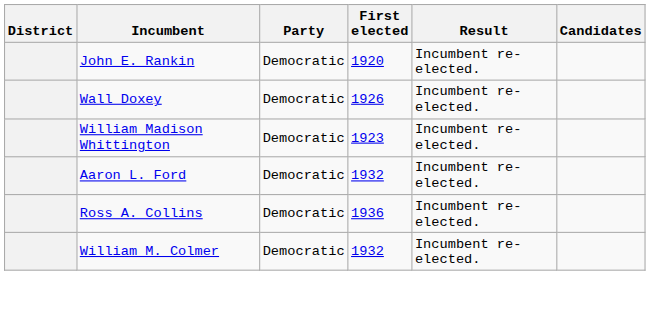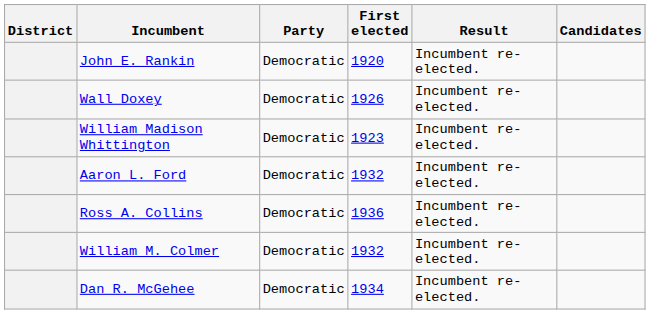+ row: (137, 290)
